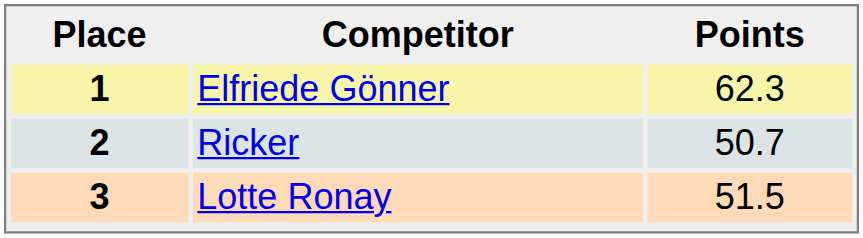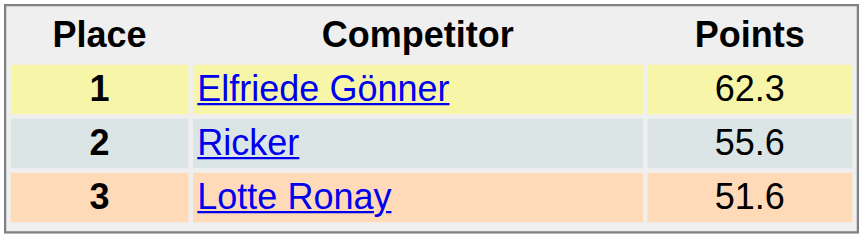(750, 142) 50.7 -> (750, 142) 55.6
(750, 196) 51.5 -> (750, 196) 51.6
